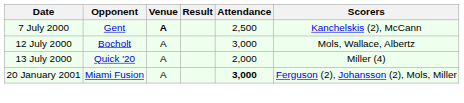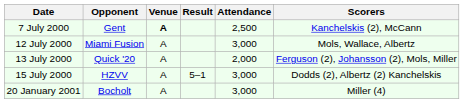(115, 43) Bocholt -> (115, 43) Miami Fusion
(366, 59) Miller (4) -> (366, 59) Ferguson (2), Johansson (2), Mols, Miller
+ row: (44, 75)
(115, 75) Miami Fusion -> (115, 91) Bocholt
(244, 75) bold -> (244, 91) normal
(366, 75) Ferguson (2), Johansson (2), Mols, Miller -> (366, 91) Miller (4)
